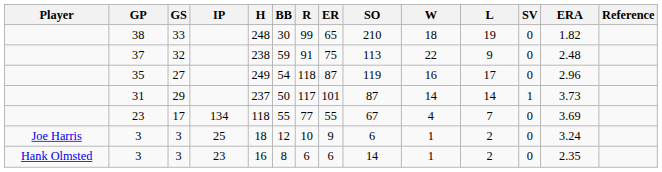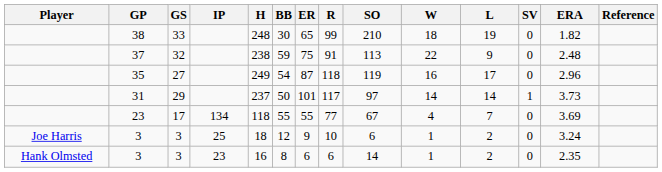columns swapped: (307, 14) <-> (331, 14)
(372, 96) 87 -> (372, 96) 97
